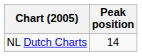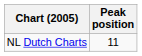(113, 42) 14 -> (113, 42) 11
